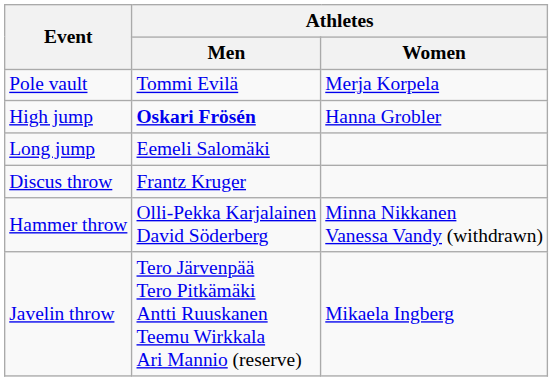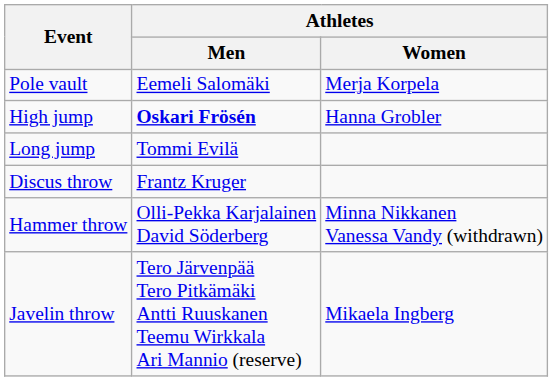(187, 85) Tommi Evilä -> (203, 85) Eemeli Salomäki
(203, 149) Eemeli Salomäki -> (187, 149) Tommi Evilä
